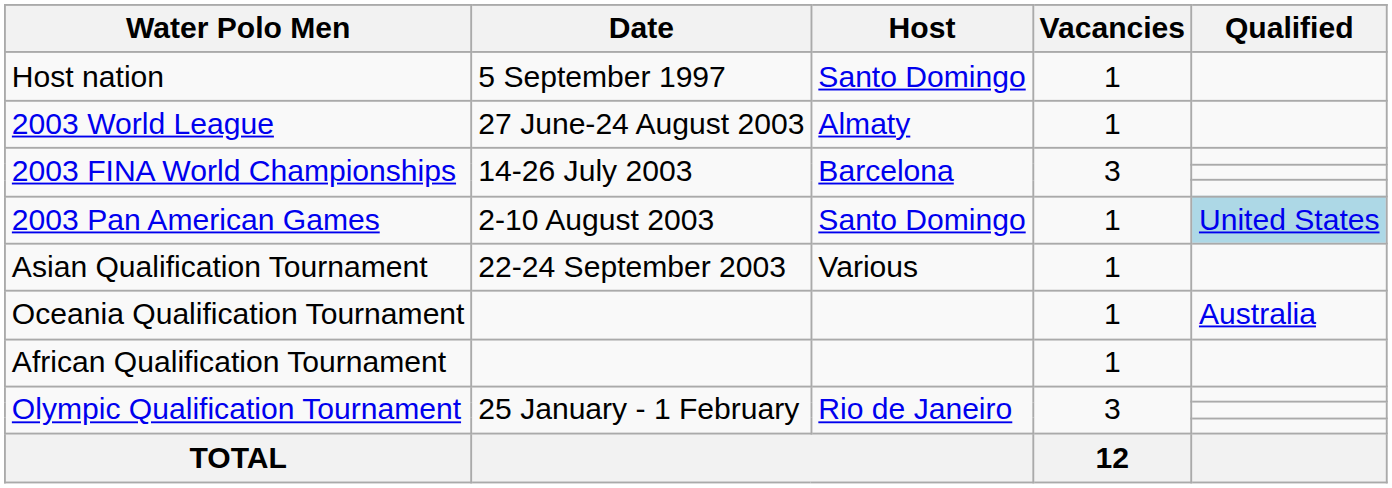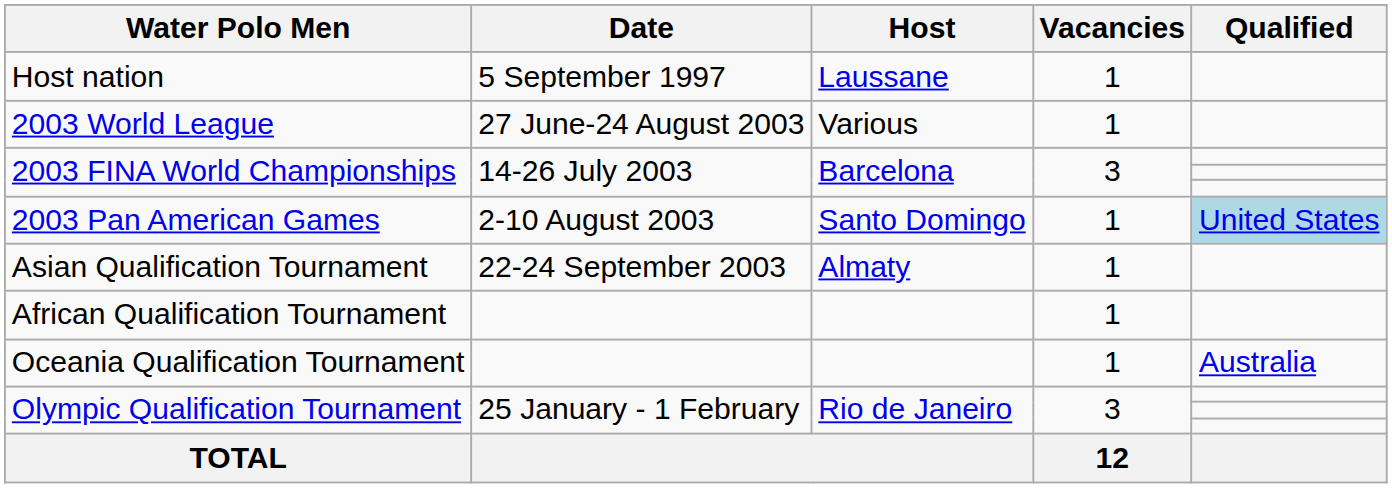(922, 76) Santo Domingo -> (884, 76) Laussane
(864, 123) Almaty -> (868, 123) Various
(868, 266) Various -> (864, 266) Almaty
rows swapped: (229, 362) <-> (238, 314)
